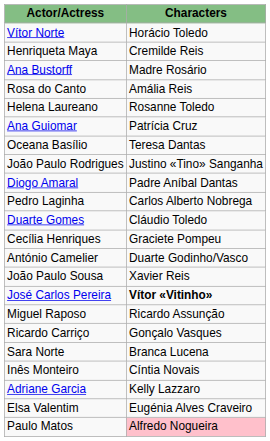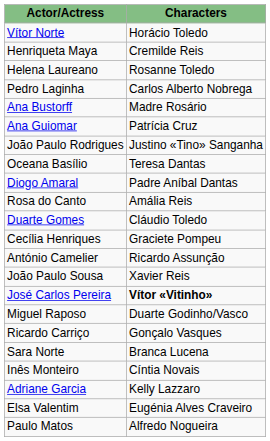rows swapped: (53, 107) <-> (40, 70)
rows swapped: (47, 88) <-> (46, 201)
rows swapped: (65, 164) <-> (47, 145)
(189, 257) Duarte Godinho/Vasco -> (177, 257) Ricardo Assunção
(177, 314) Ricardo Assunção -> (189, 314) Duarte Godinho/Vasco
(173, 426) pink background -> (173, 426) no background
